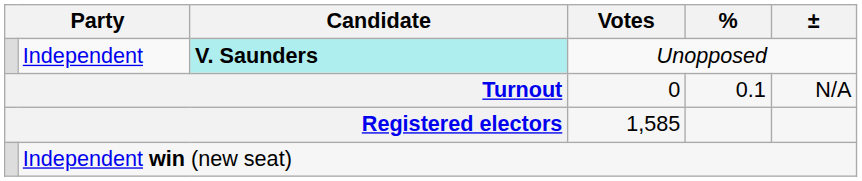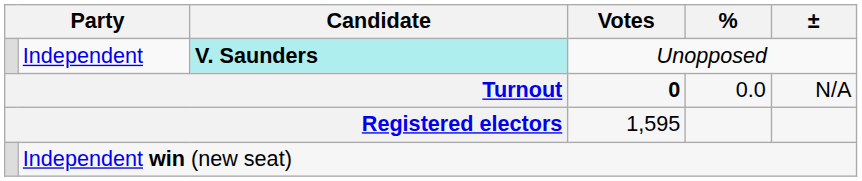(674, 90) normal -> (674, 90) bold
(751, 90) 0.1 -> (751, 90) 0.0
(653, 124) 1,585 -> (653, 124) 1,595
